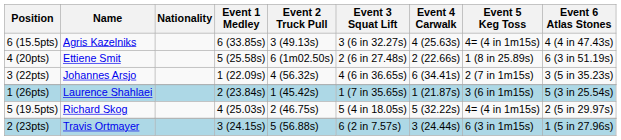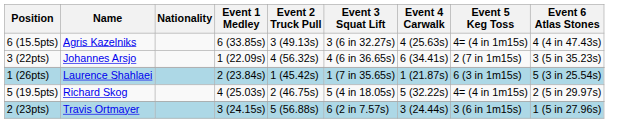- row: (28, 59)
(499, 93) 3 (6 in 1m15s) -> (487, 76) 6 (3 in 1m15s)
(499, 127) 6 (3 in 1m15s) -> (487, 110) 3 (6 in 1m15s)
